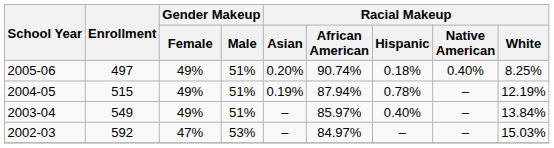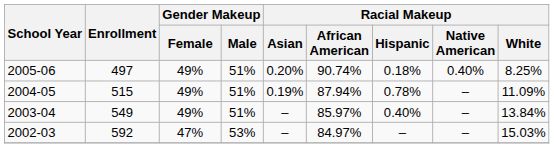(523, 92) 12.19% -> (523, 92) 11.09%
